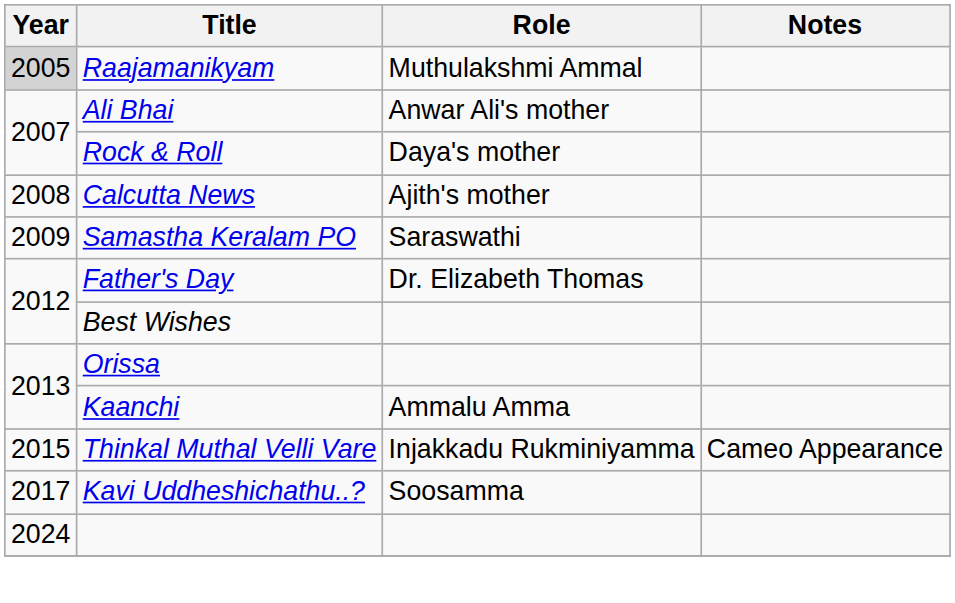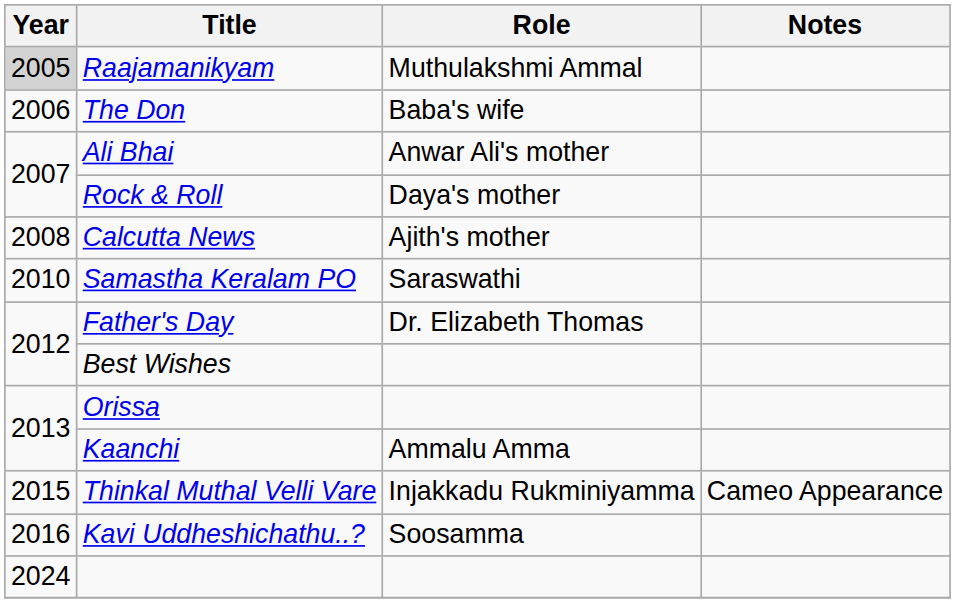+ row: (134, 110)
(41, 237) 2009 -> (41, 279) 2010
(41, 491) 2017 -> (41, 534) 2016
